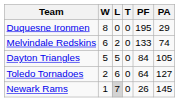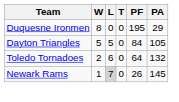- row: (51, 43)
(164, 74) 127 -> (158, 58) 132
